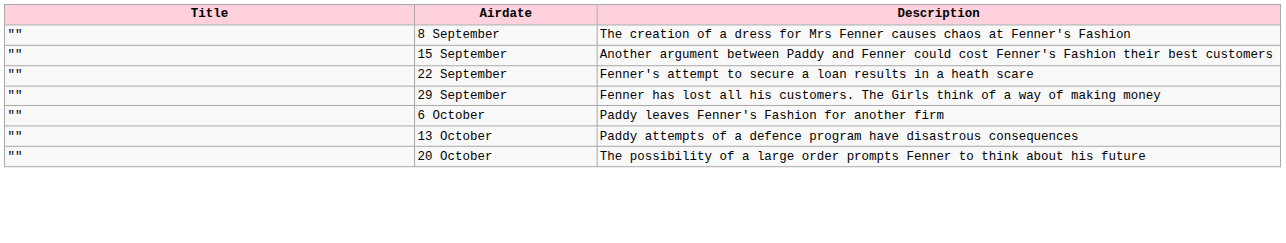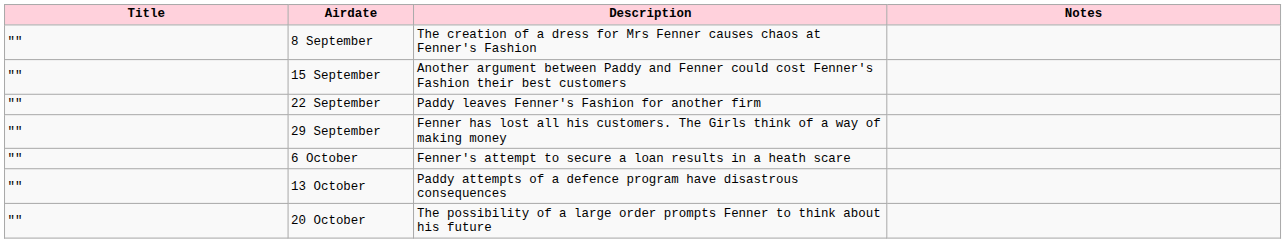+ column: (1083, 15)
(817, 76) Fenner's attempt to secure a loan results in a heath scare -> (589, 104) Paddy leaves Fenner's Fashion for another firm
(772, 116) Paddy leaves Fenner's Fashion for another firm -> (634, 159) Fenner's attempt to secure a loan results in a heath scare
